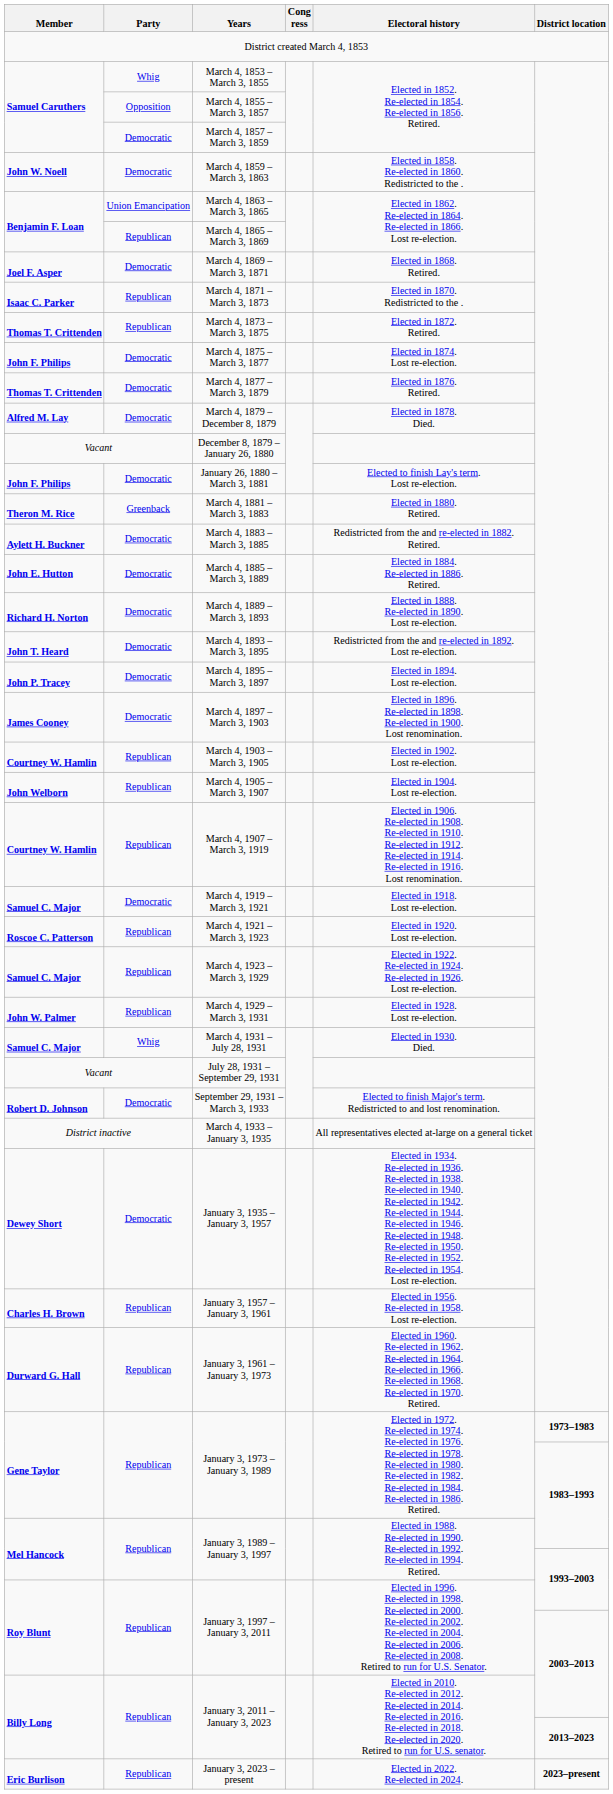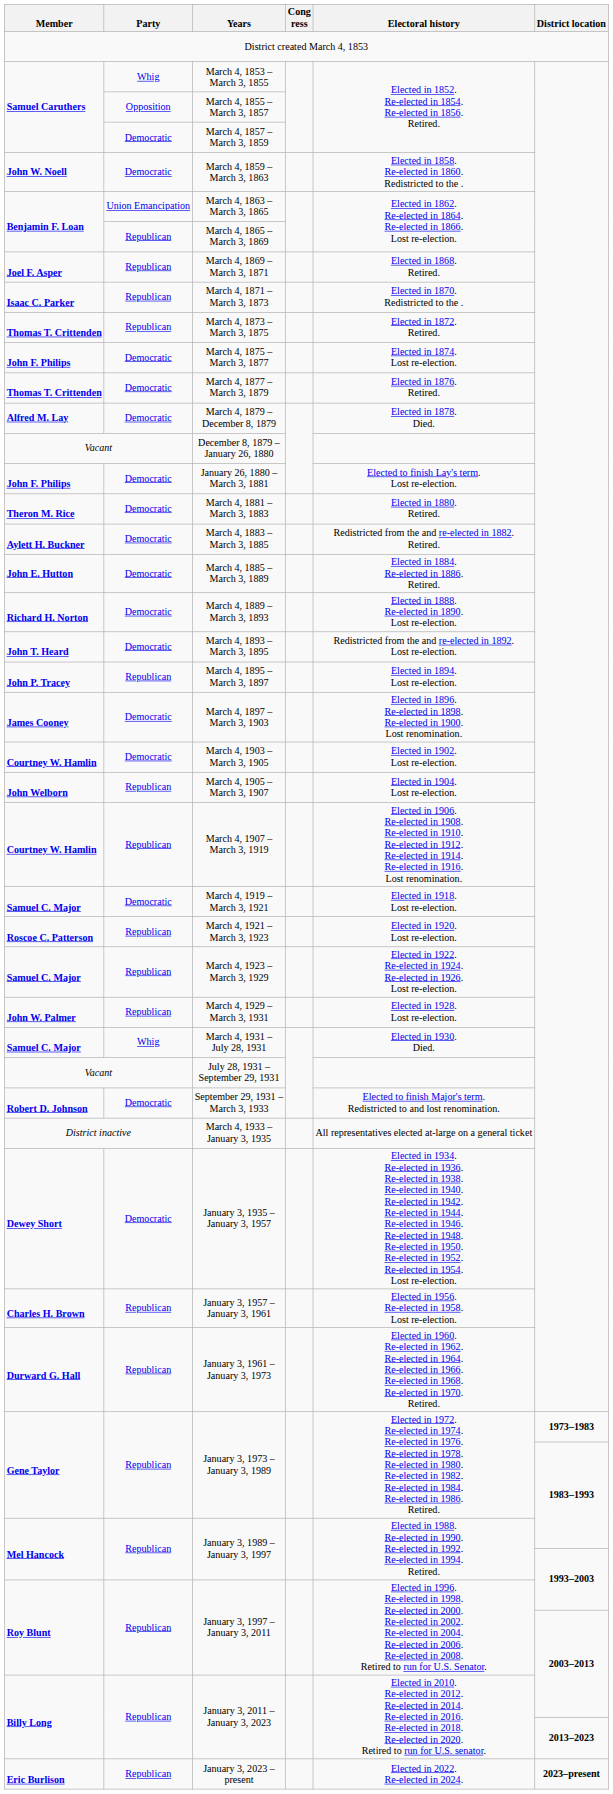(148, 267) Democratic -> (148, 267) Republican
(148, 508) Greenback -> (148, 508) Democratic
(148, 677) Democratic -> (148, 677) Republican
(148, 757) Republican -> (148, 757) Democratic
